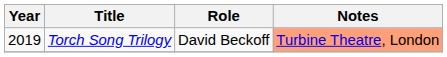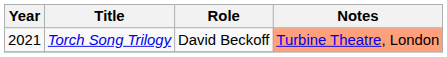(24, 39) 2019 -> (24, 39) 2021
